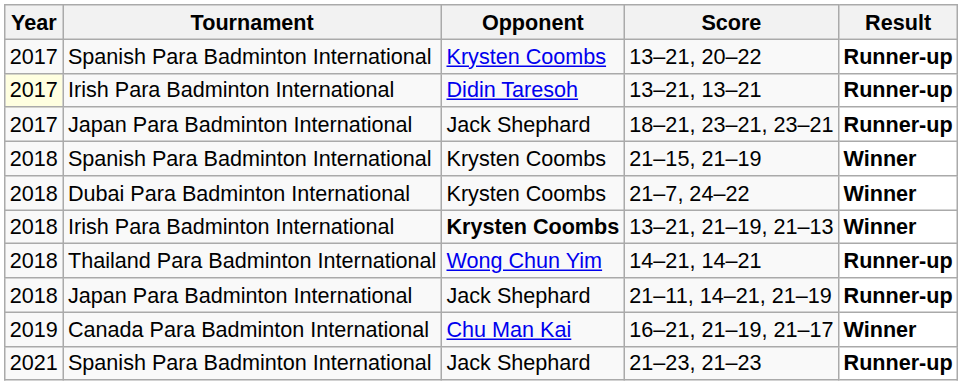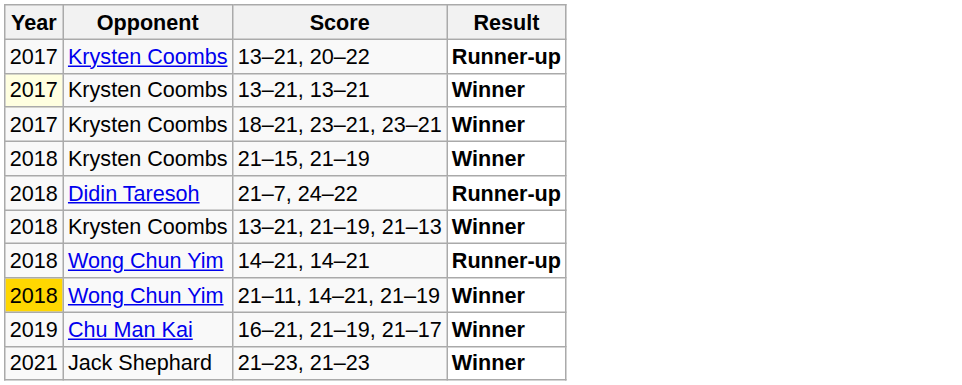- column: (252, 22)
(512, 90) Didin Taresoh -> (148, 90) Krysten Coombs
(898, 90) Runner-up -> (488, 90) Winner
(518, 125) Jack Shephard -> (148, 125) Krysten Coombs
(898, 125) Runner-up -> (488, 125) Winner
(526, 193) Krysten Coombs -> (134, 193) Didin Taresoh
(880, 193) Winner -> (506, 193) Runner-up
(533, 227) bold -> (148, 227) normal
(34, 295) no background -> (34, 295) gold background
(518, 295) Jack Shephard -> (146, 295) Wong Chun Yim
(898, 295) Runner-up -> (488, 295) Winner
(898, 363) Runner-up -> (488, 363) Winner
